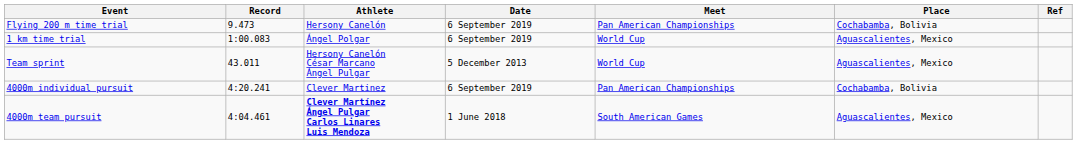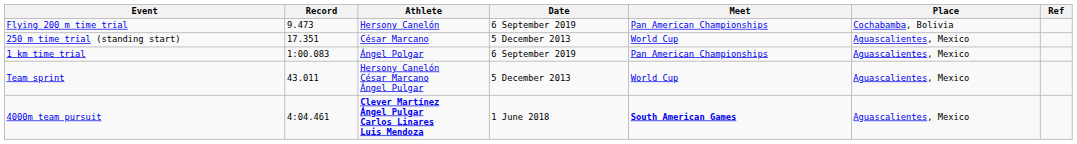+ row: (94, 40)
(621, 40) World Cup -> (699, 54) Pan American Championships
- row: (70, 88)
(650, 117) normal -> (684, 117) bold
